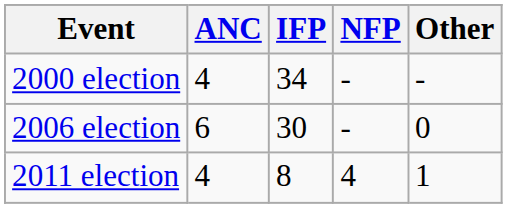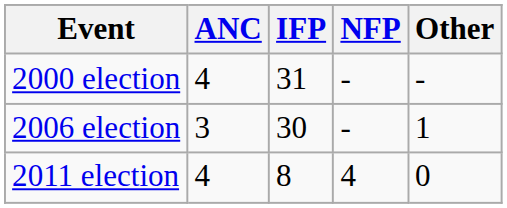(292, 78) 34 -> (292, 78) 31
(202, 127) 6 -> (202, 127) 3
(423, 127) 0 -> (423, 127) 1
(423, 176) 1 -> (423, 176) 0
